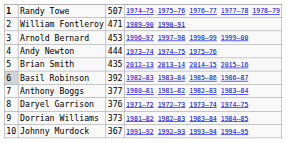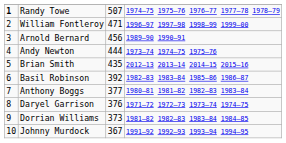(156, 24) 1989–90 1990–91 -> (187, 24) 1996–97 1997–98 1998–99 1999–00
(115, 38) 453 -> (115, 38) 456
(187, 38) 1996–97 1997–98 1998–99 1999–00 -> (156, 38) 1989–90 1990–91
(9, 78) lightgrey background -> (9, 78) no background
